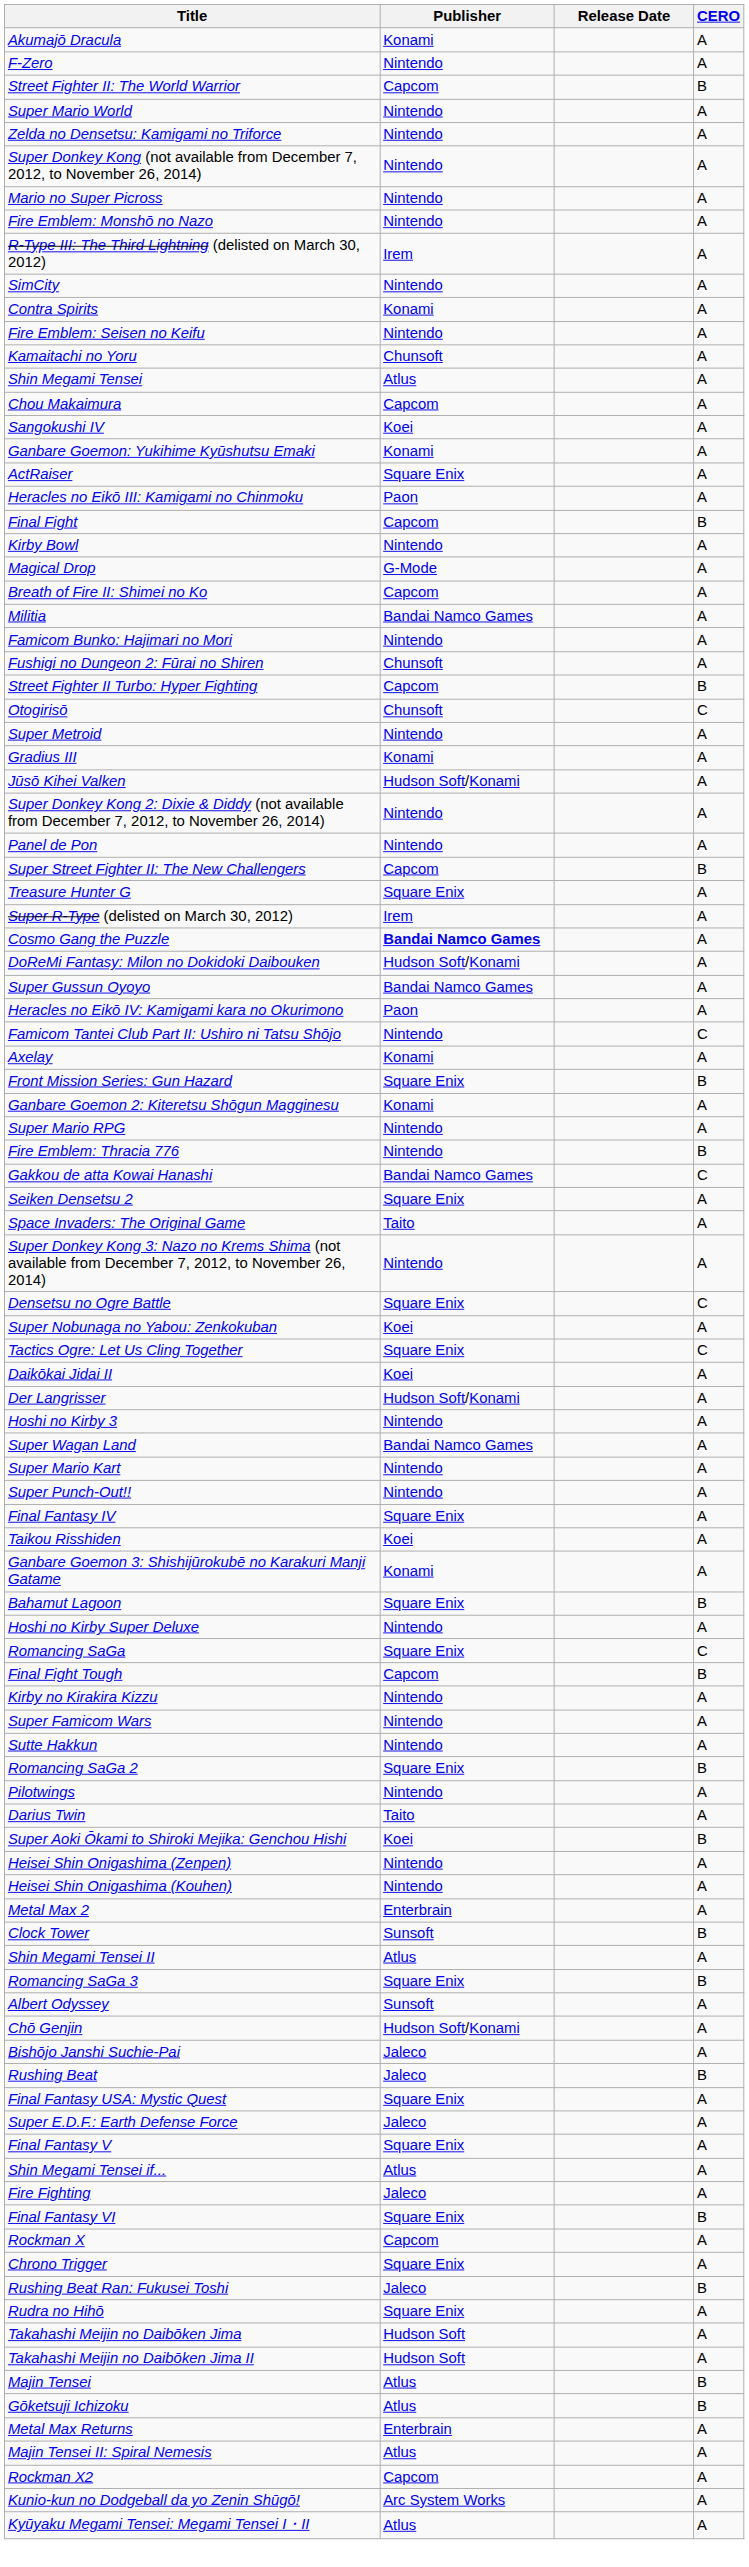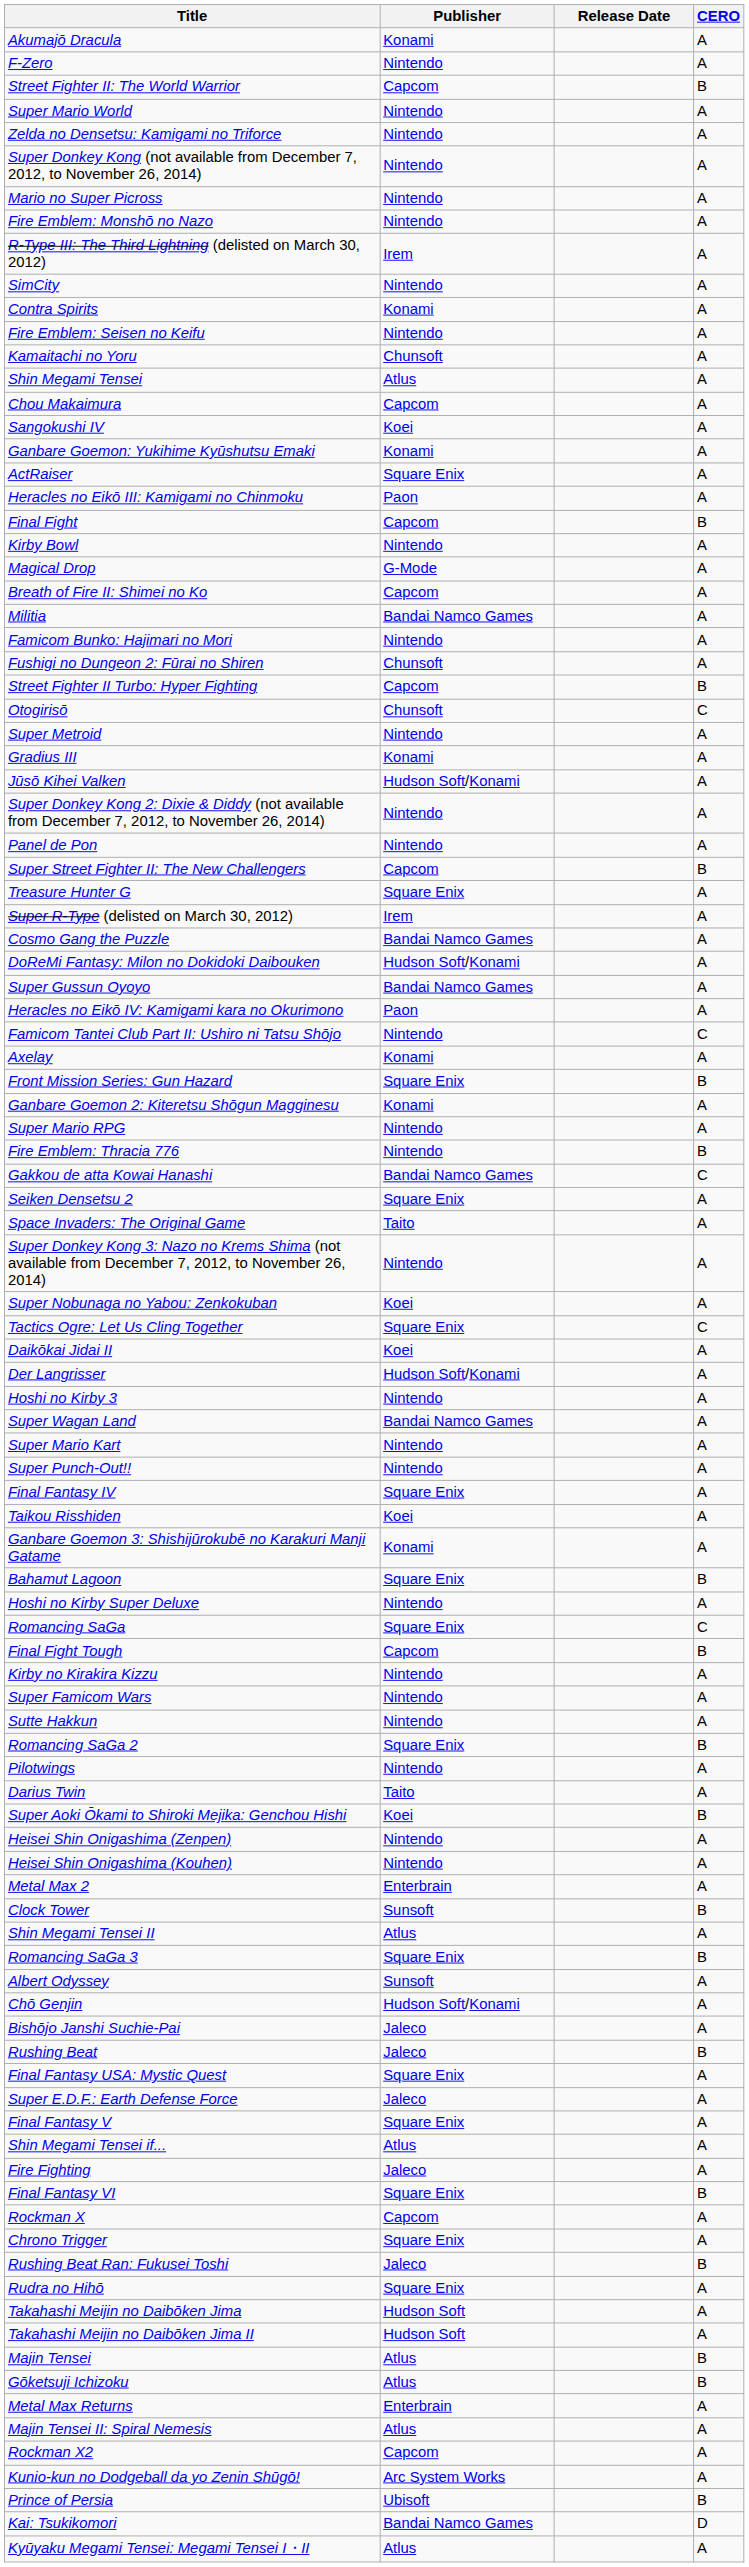(462, 939) bold -> (458, 939) normal
- row: (89, 1303)
+ row: (60, 2500)
+ row: (62, 2523)
